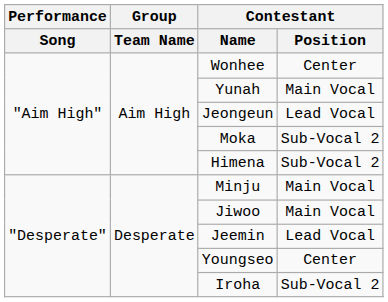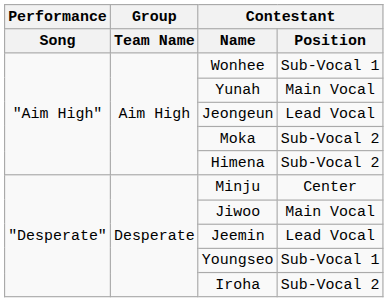(330, 65) Center -> (330, 65) Sub-Vocal 1
(330, 187) Main Vocal -> (330, 187) Center
(330, 260) Center -> (330, 260) Sub-Vocal 1
